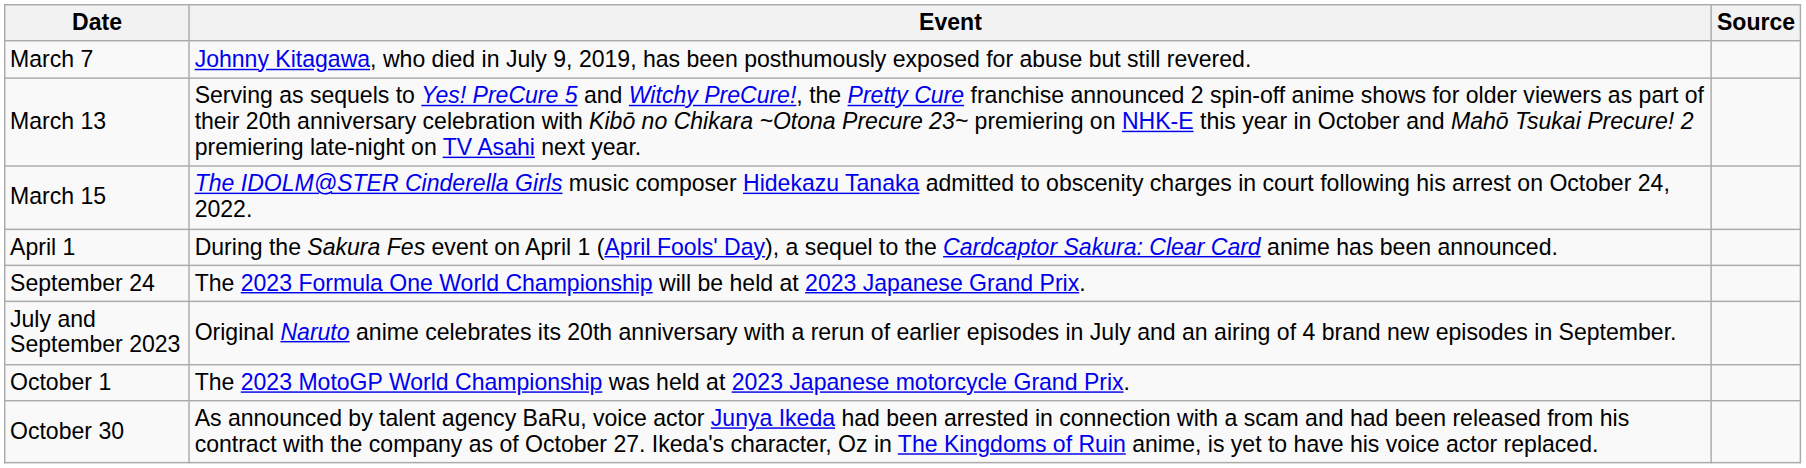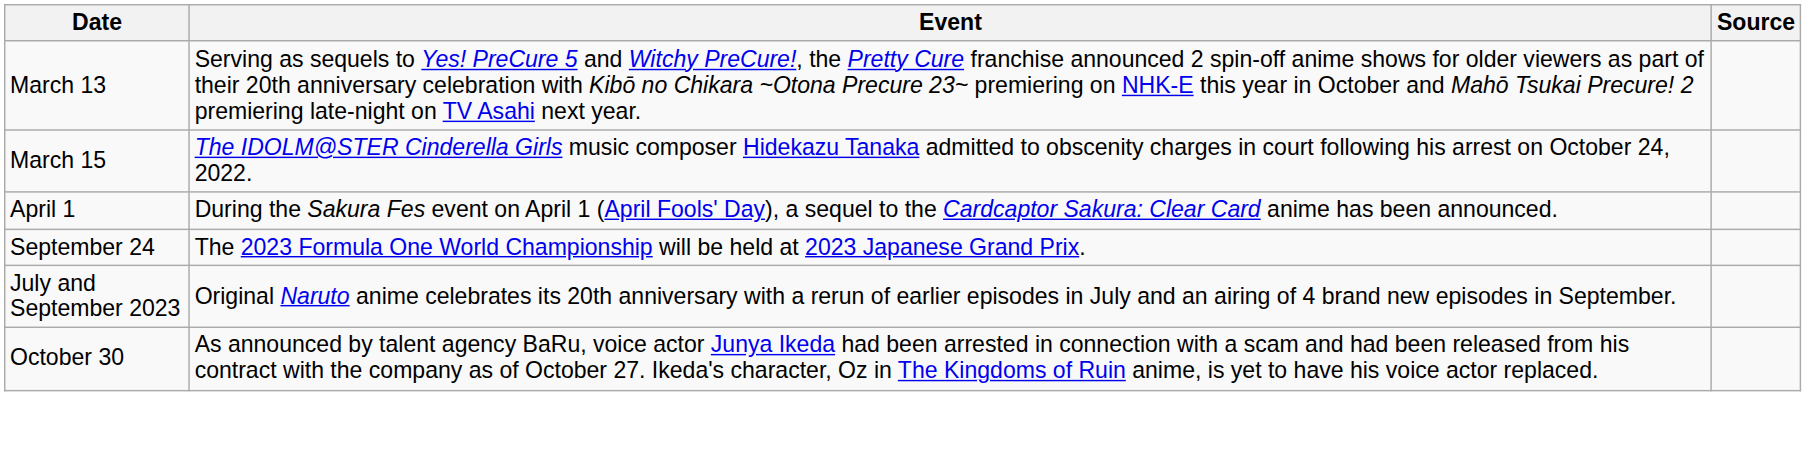- row: (52, 59)
- row: (61, 382)
